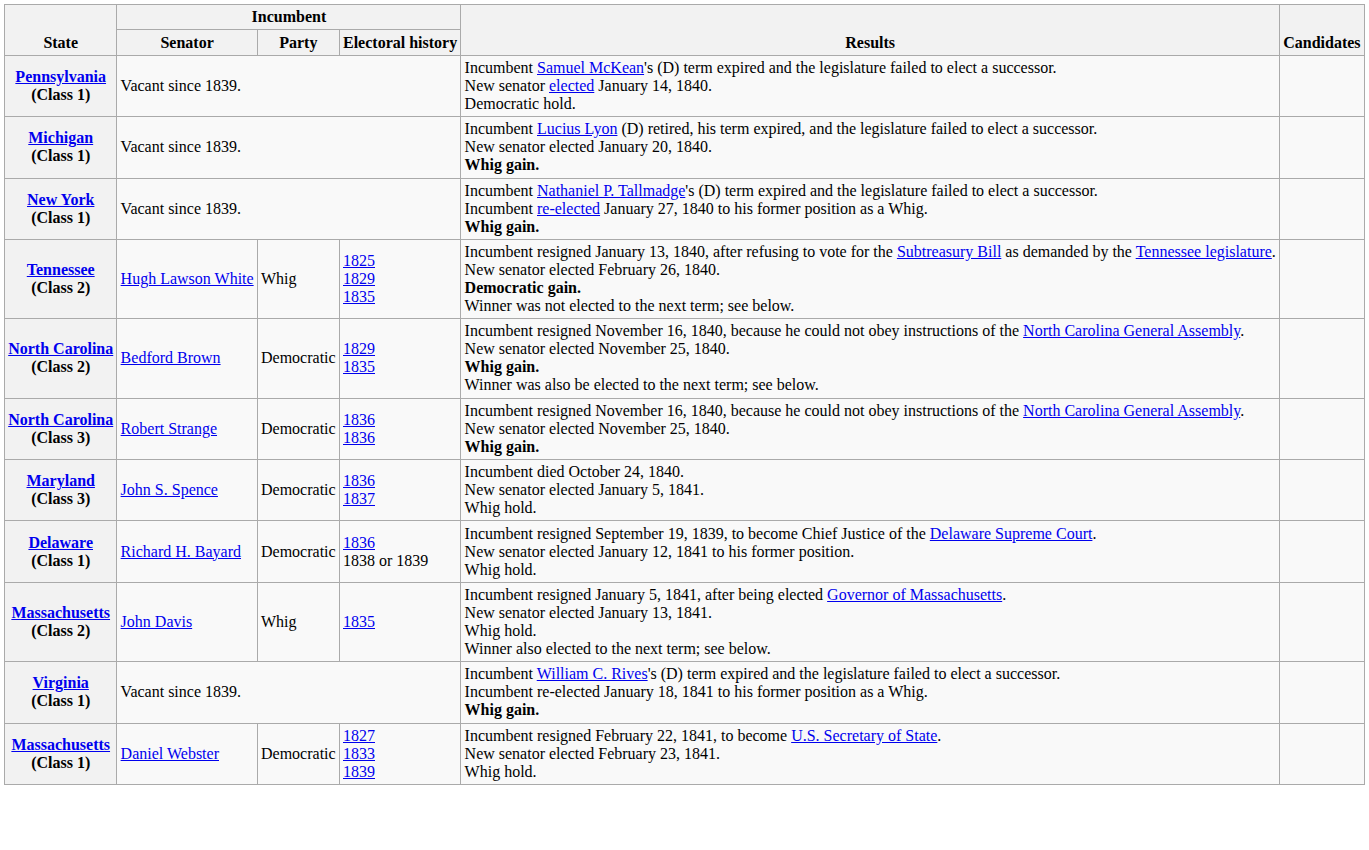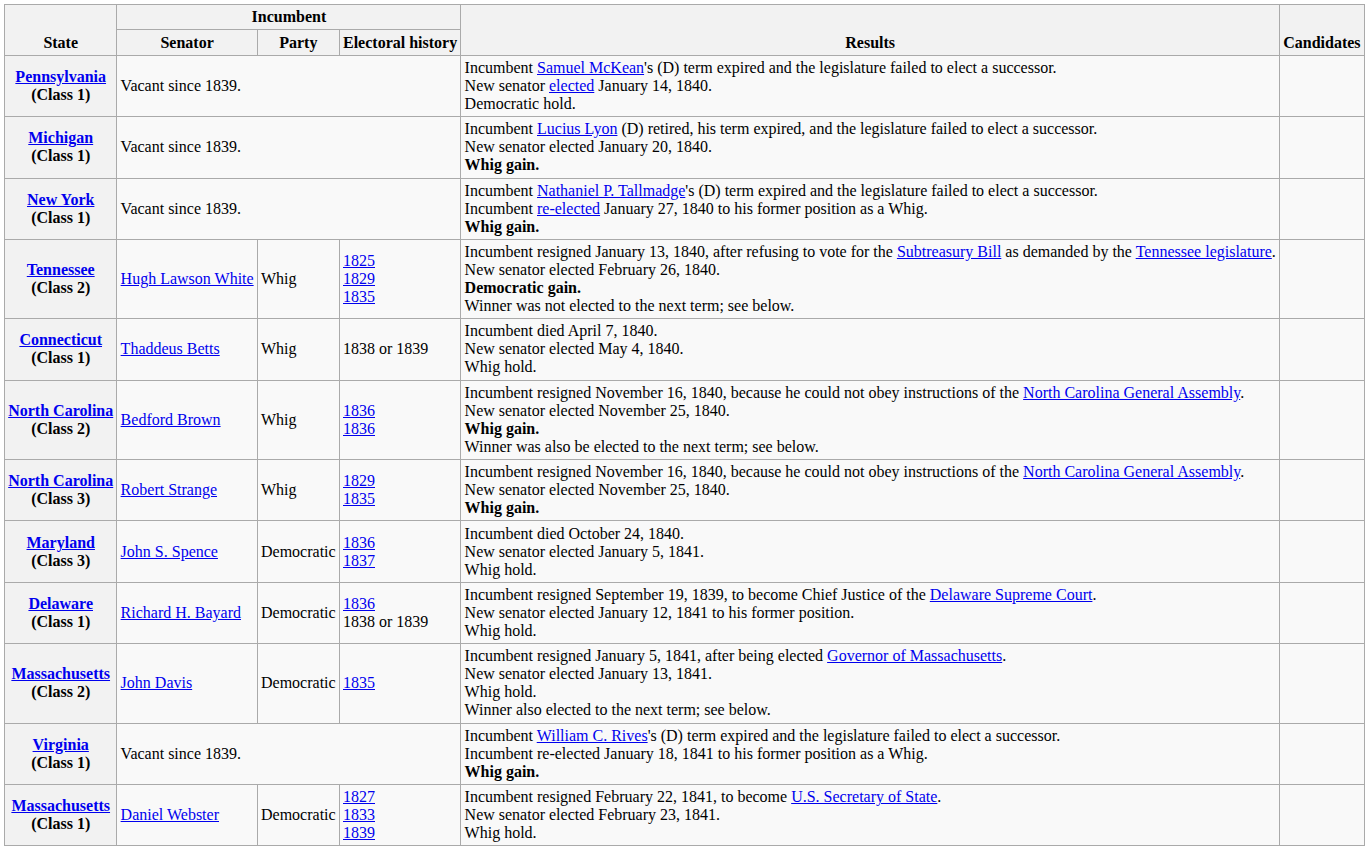+ row: (61, 349)
(298, 358) Democratic -> (279, 419) Whig
(359, 358) 1829 1835 -> (359, 419) 1836 1836
(298, 428) Democratic -> (279, 490) Whig
(359, 428) 1836 1836 -> (359, 490) 1829 1835
(279, 621) Whig -> (298, 683) Democratic
